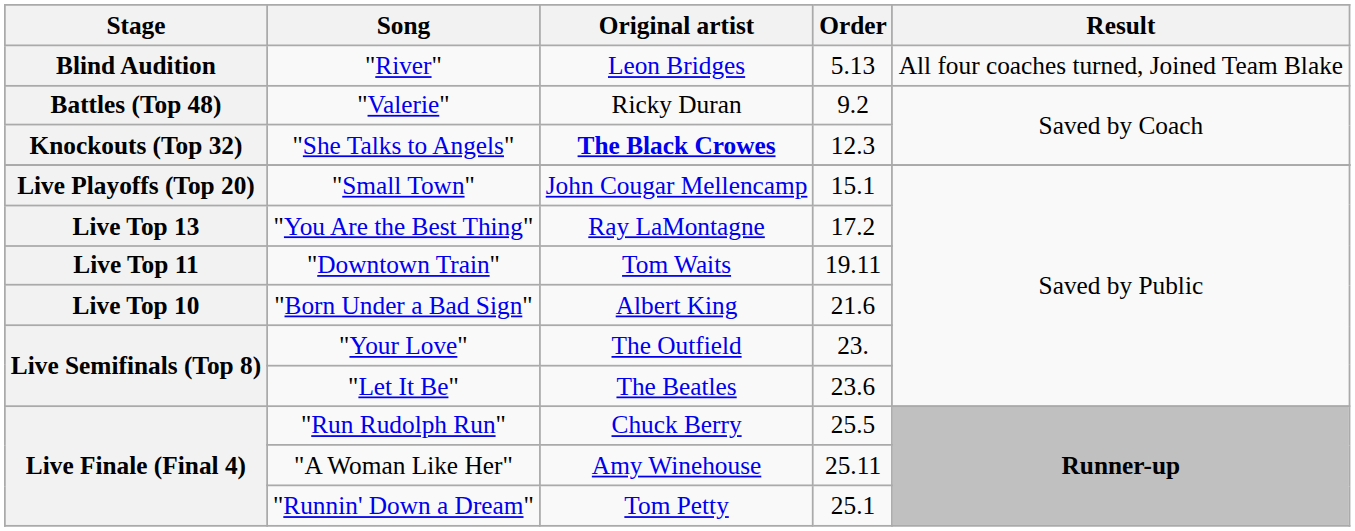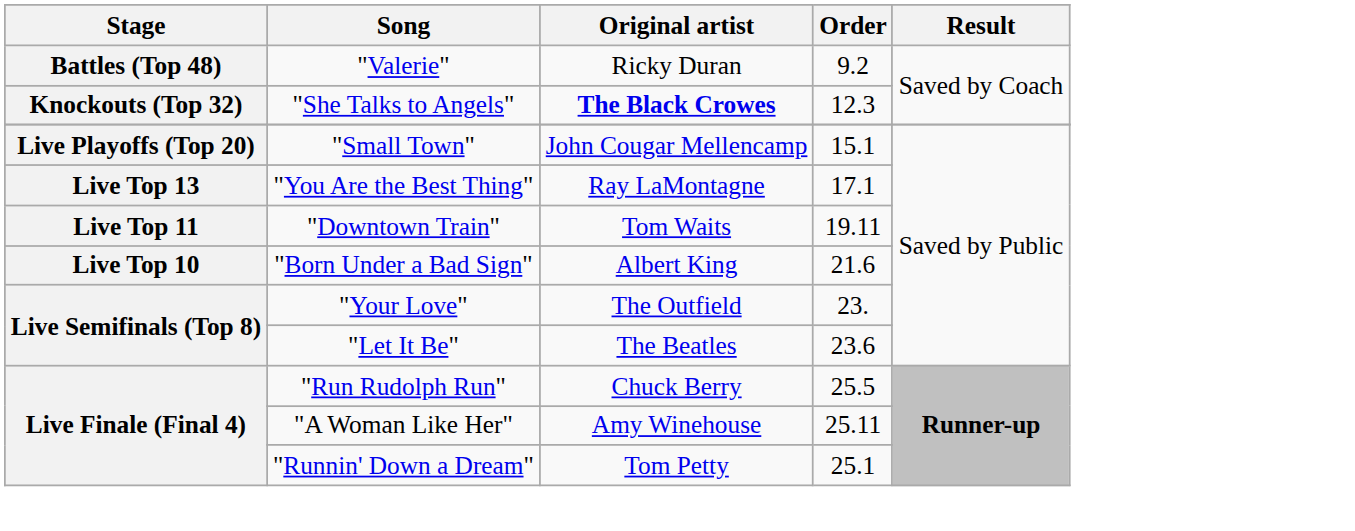- row: (403, 65)
(853, 225) 17.2 -> (853, 185) 17.1
